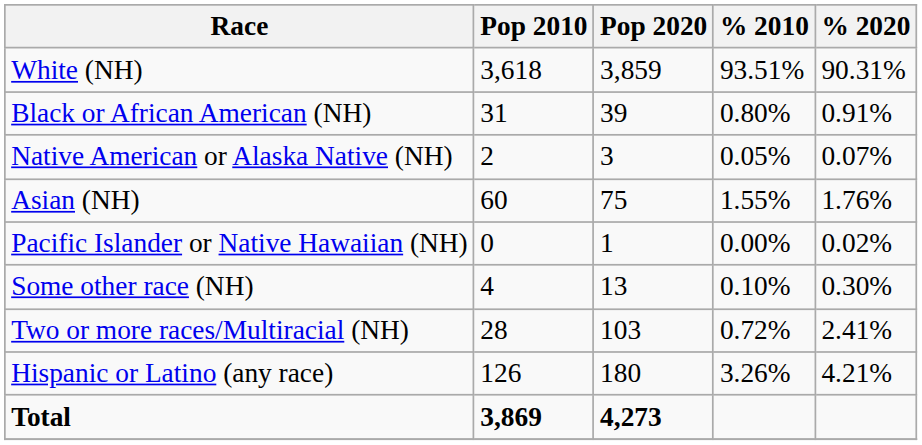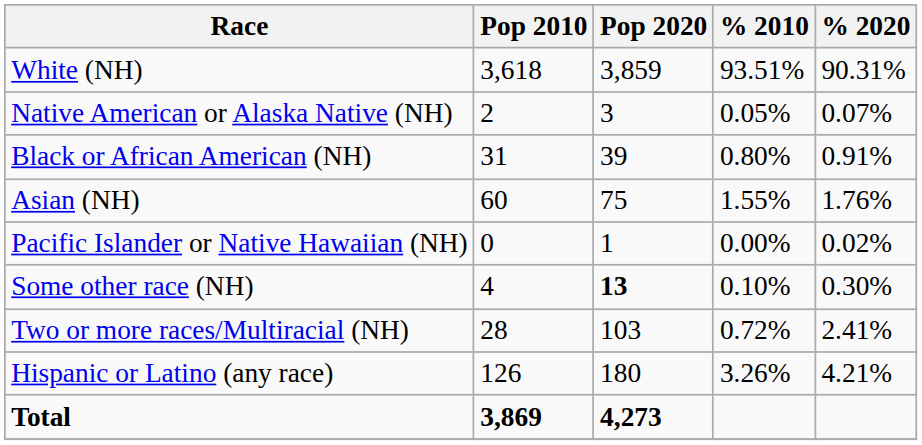rows swapped: (191, 112) <-> (232, 156)
(614, 286) normal -> (614, 286) bold
